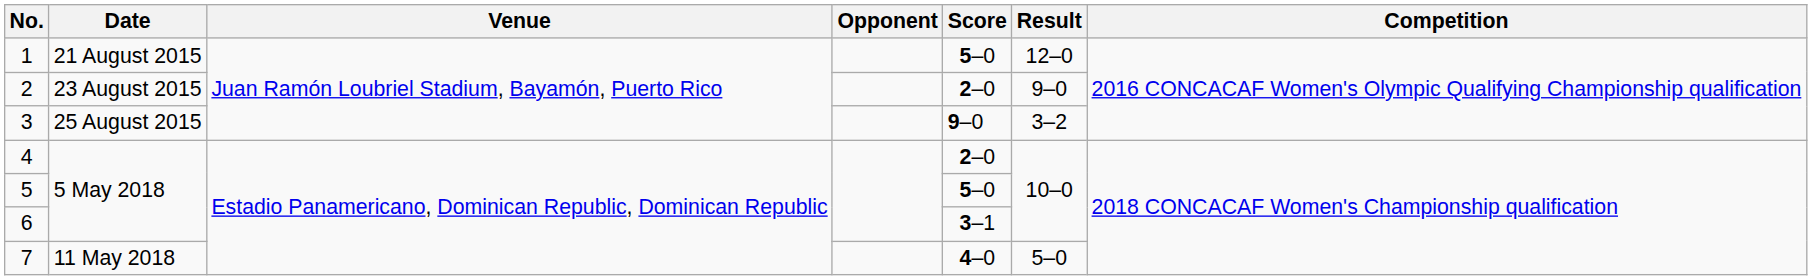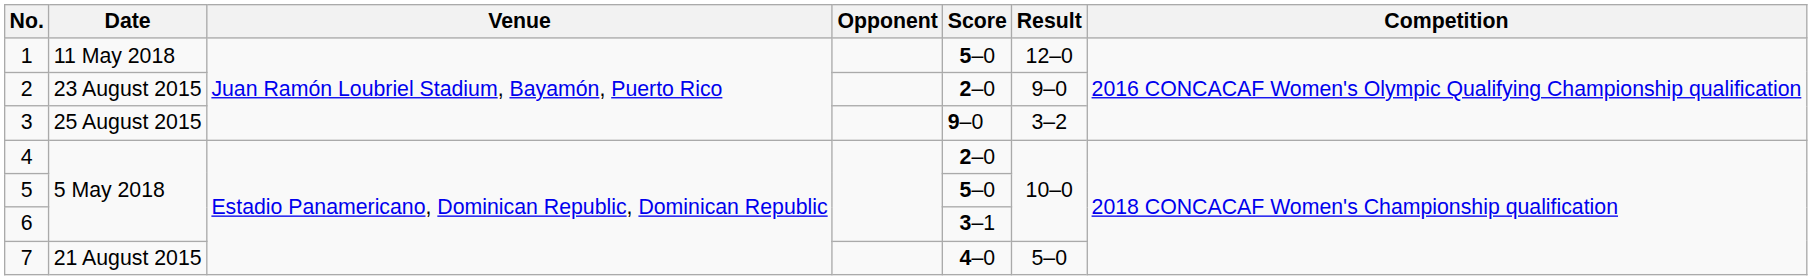(128, 55) 21 August 2015 -> (114, 55) 11 May 2018
(114, 257) 11 May 2018 -> (128, 257) 21 August 2015
